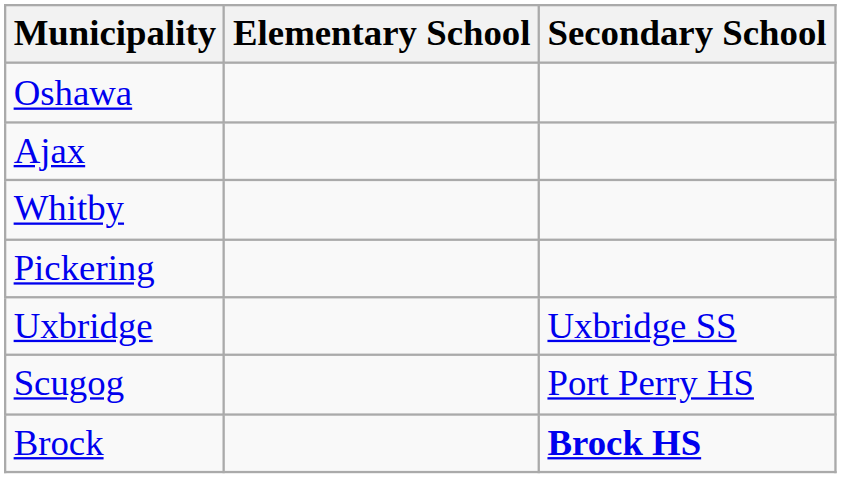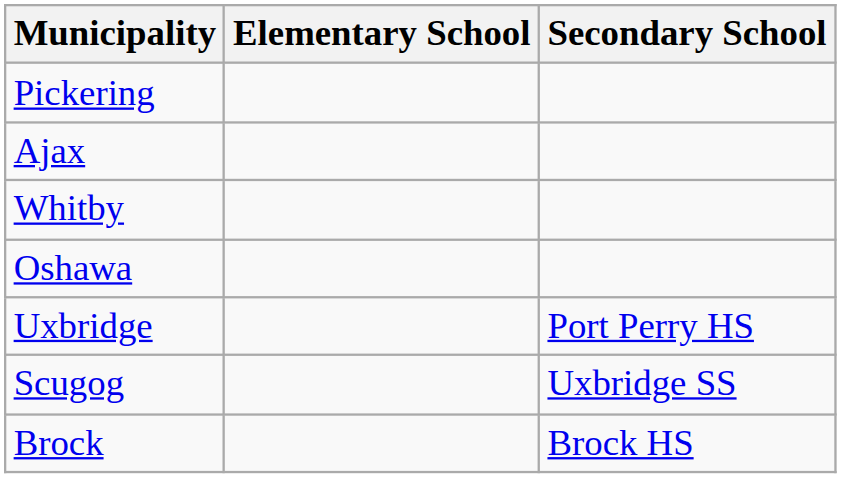rows swapped: (84, 267) <-> (73, 92)
(642, 325) Uxbridge SS -> (651, 325) Port Perry HS
(651, 383) Port Perry HS -> (642, 383) Uxbridge SS
(624, 442) bold -> (621, 442) normal
